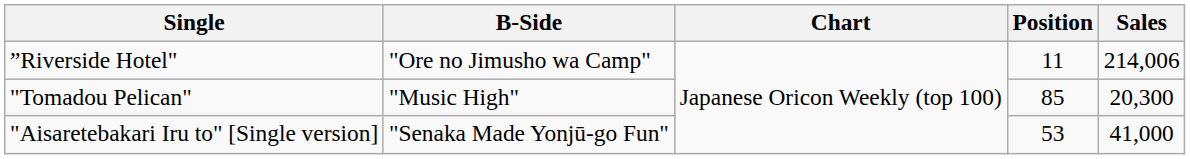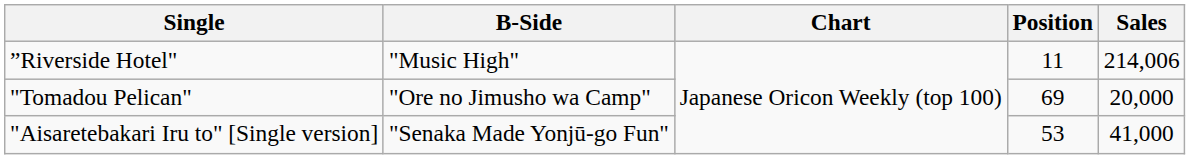(520, 60) "Ore no Jimusho wa Camp" -> (454, 60) "Music High"
(454, 97) "Music High" -> (520, 97) "Ore no Jimusho wa Camp"
(1053, 97) 85 -> (1053, 97) 69
(1142, 97) 20,300 -> (1142, 97) 20,000
